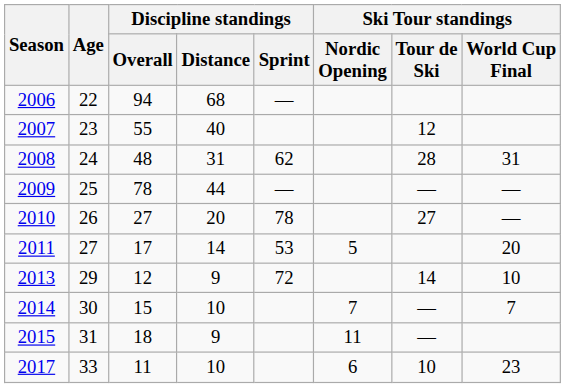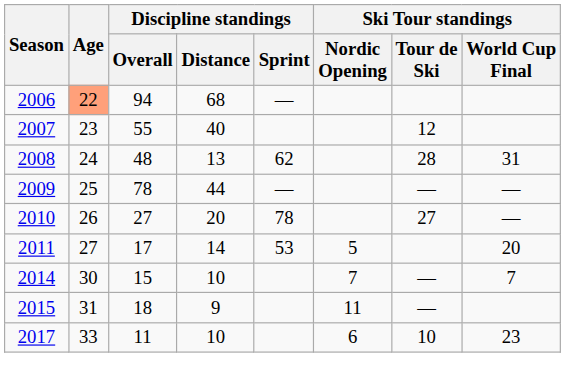(88, 99) no background -> (88, 99) lightsalmon background
(216, 159) 31 -> (216, 159) 13
- row: (36, 277)
